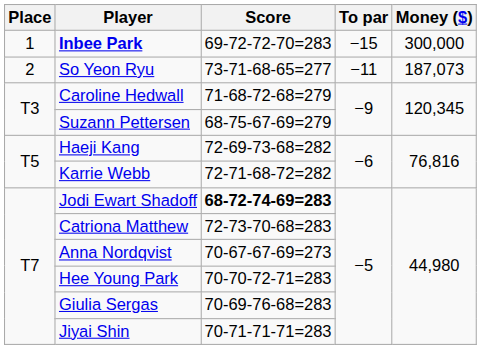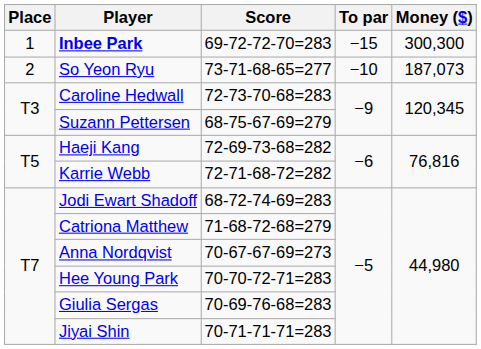(434, 43) 300,000 -> (434, 43) 300,300
(364, 69) −11 -> (364, 69) −10
(268, 95) 71-68-72-68=279 -> (268, 95) 72-73-70-68=283
(268, 200) bold -> (268, 200) normal
(268, 226) 72-73-70-68=283 -> (268, 226) 71-68-72-68=279
